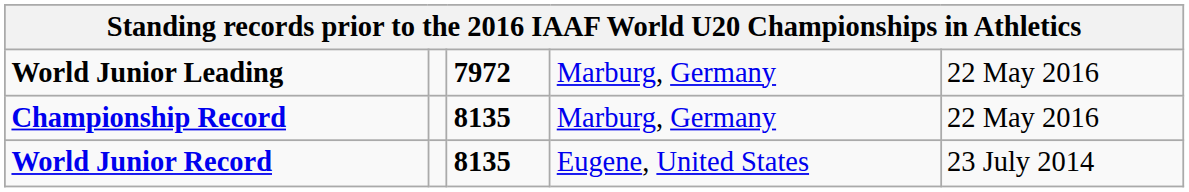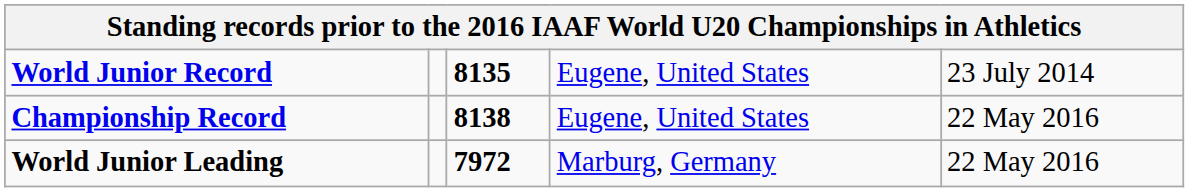rows swapped: (142, 162) <-> (147, 72)
(482, 117) 8135 -> (482, 117) 8138
(666, 117) Marburg, Germany -> (683, 117) Eugene, United States
